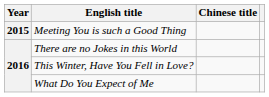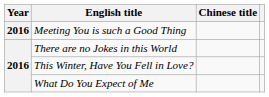(18, 30) 2015 -> (18, 30) 2016
